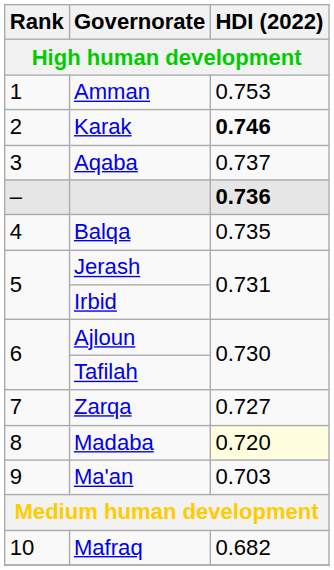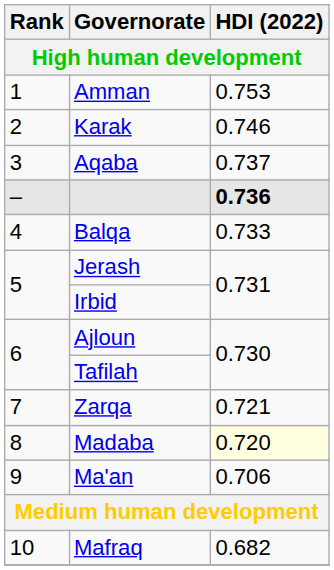(243, 127) bold -> (243, 127) normal
(243, 232) 0.735 -> (243, 232) 0.733
(243, 407) 0.727 -> (243, 407) 0.721
(243, 477) 0.703 -> (243, 477) 0.706
